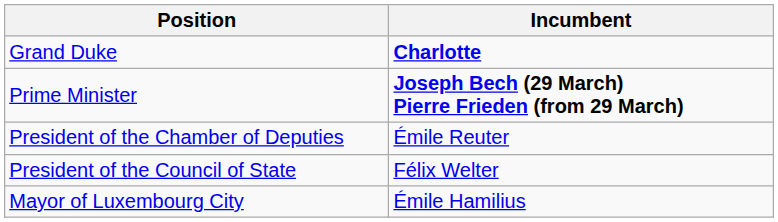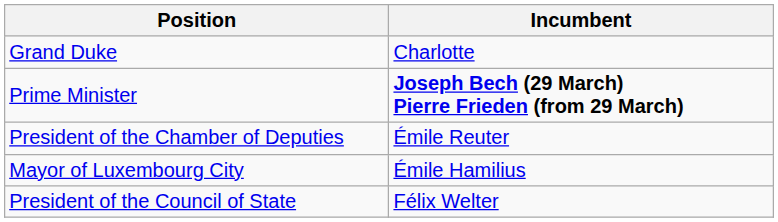(437, 52) bold -> (434, 52) normal
rows swapped: (153, 169) <-> (127, 201)
